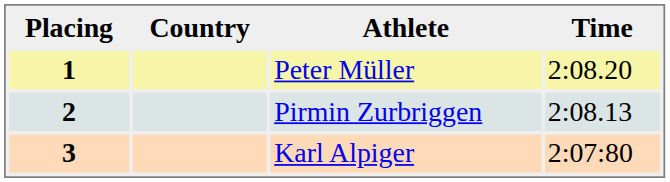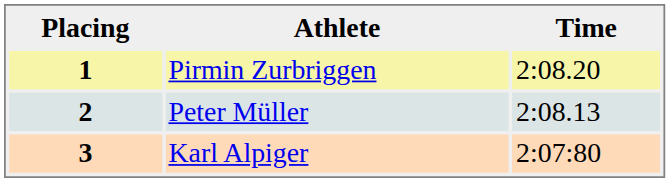- column: (200, 27)
(344, 69) Peter Müller -> (272, 69) Pirmin Zurbriggen
(378, 111) Pirmin Zurbriggen -> (238, 111) Peter Müller
